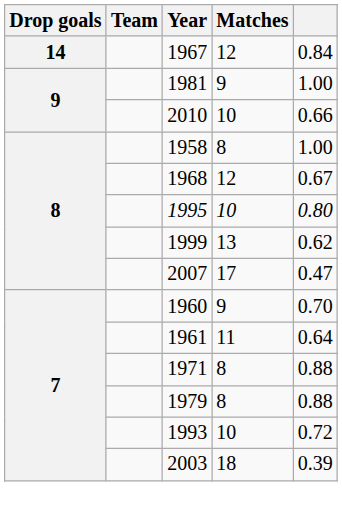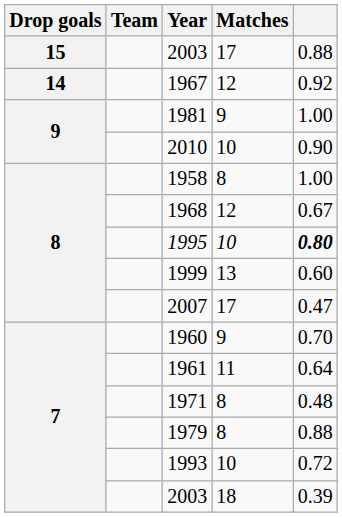+ row: (187, 52)
(315, 52) 0.84 -> (315, 83) 0.92
(315, 115) 0.66 -> (315, 147) 0.90
(315, 210) normal -> (315, 242) bold
(315, 242) 0.62 -> (315, 274) 0.60
(315, 369) 0.88 -> (315, 400) 0.48
